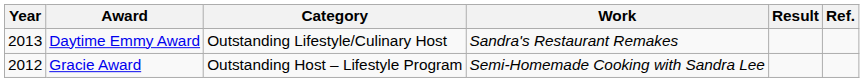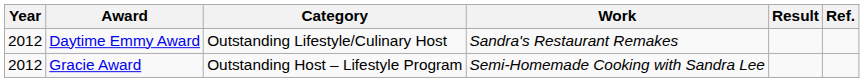(25, 41) 2013 -> (25, 41) 2012
